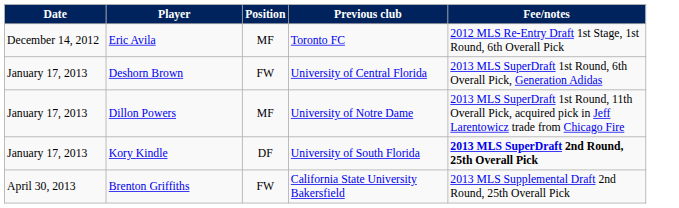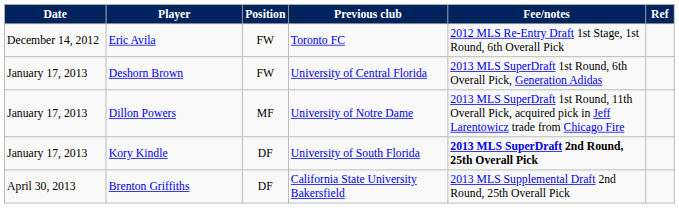+ column: (660, 14)
(265, 40) MF -> (265, 40) FW
(265, 187) FW -> (265, 187) DF
